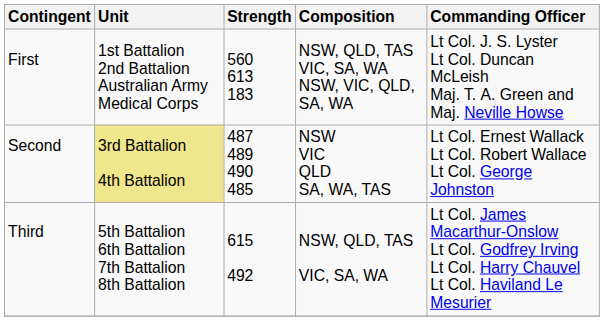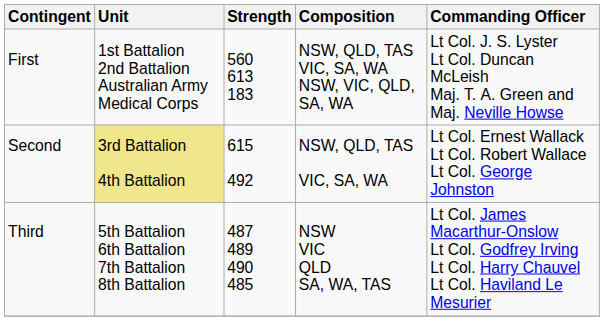(240, 163) 487 489 490 485 -> (240, 163) 615 492
(345, 163) NSW VIC QLD SA, WA, TAS -> (356, 163) NSW, QLD, TAS VIC, SA, WA
(240, 259) 615 492 -> (240, 259) 487 489 490 485
(356, 259) NSW, QLD, TAS VIC, SA, WA -> (345, 259) NSW VIC QLD SA, WA, TAS
